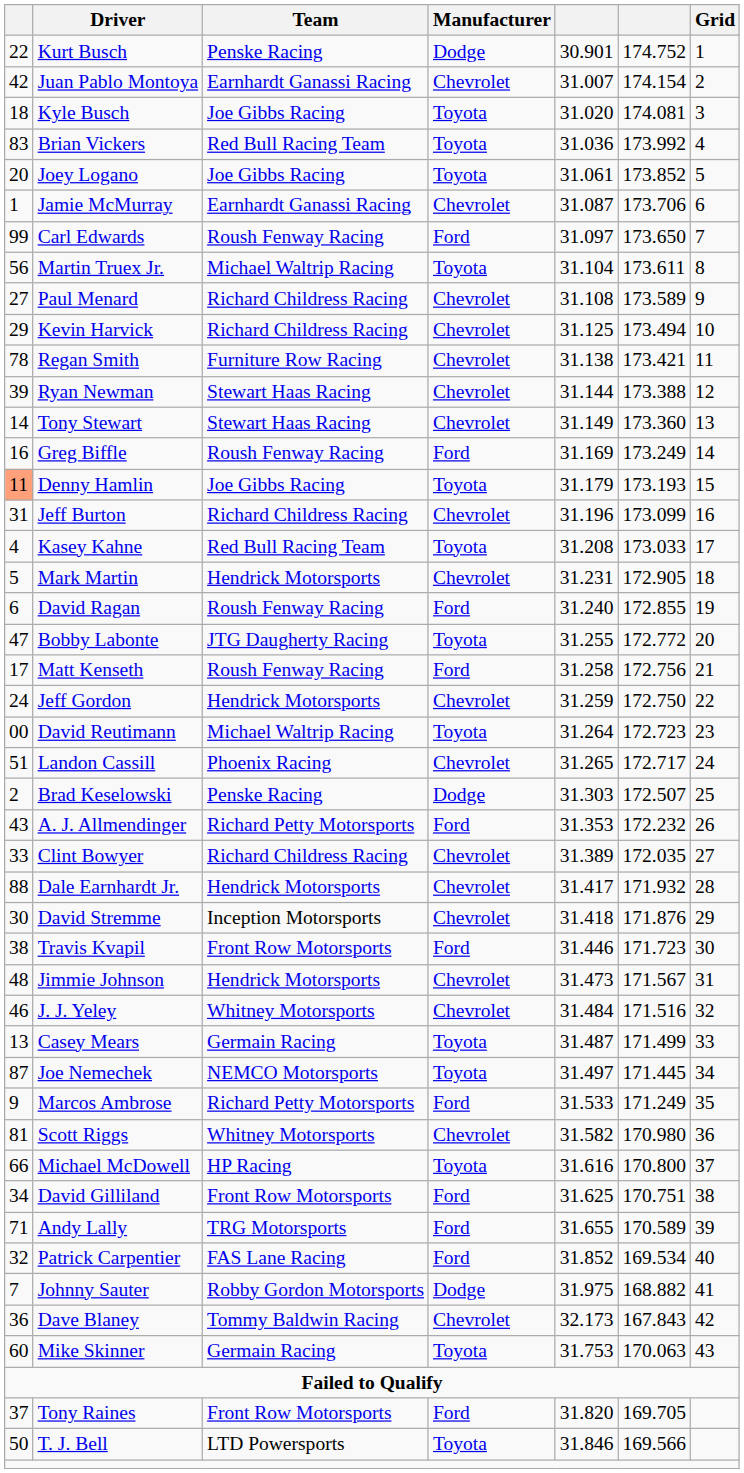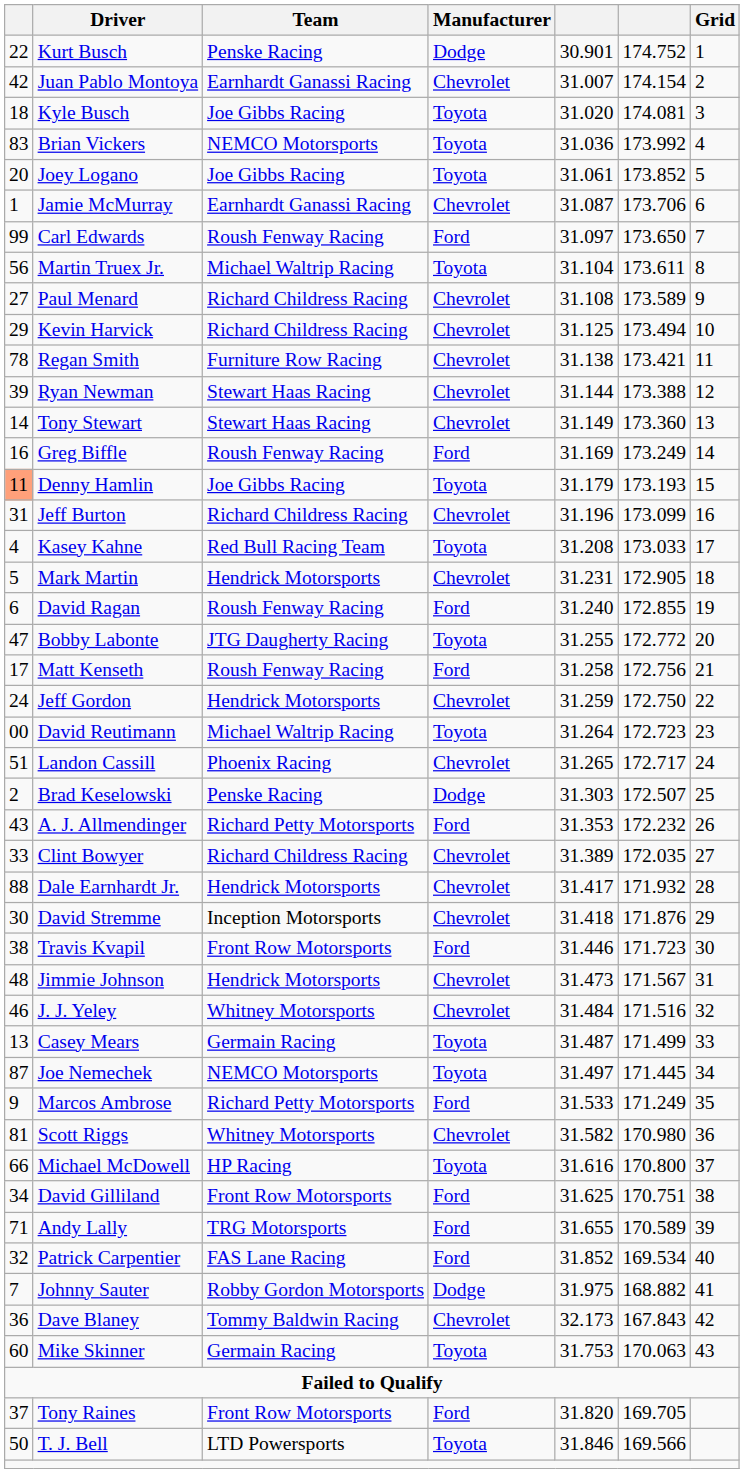(296, 143) Red Bull Racing Team -> (293, 143) NEMCO Motorsports
